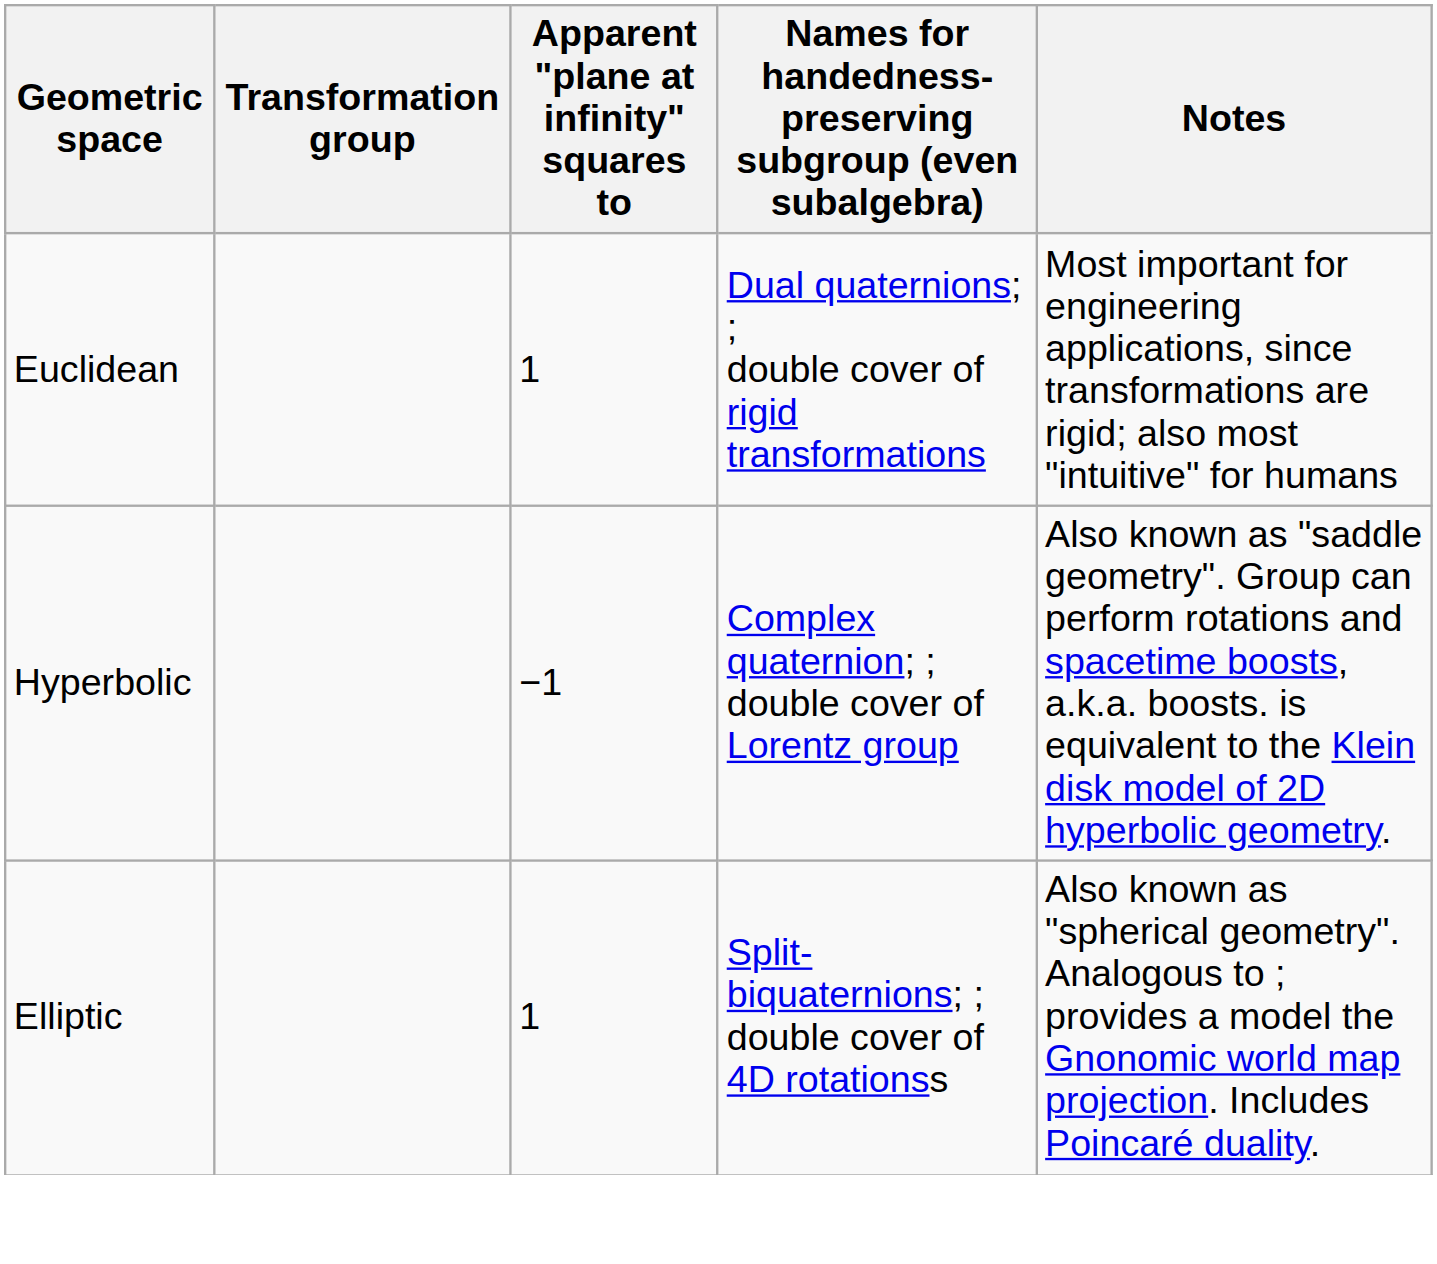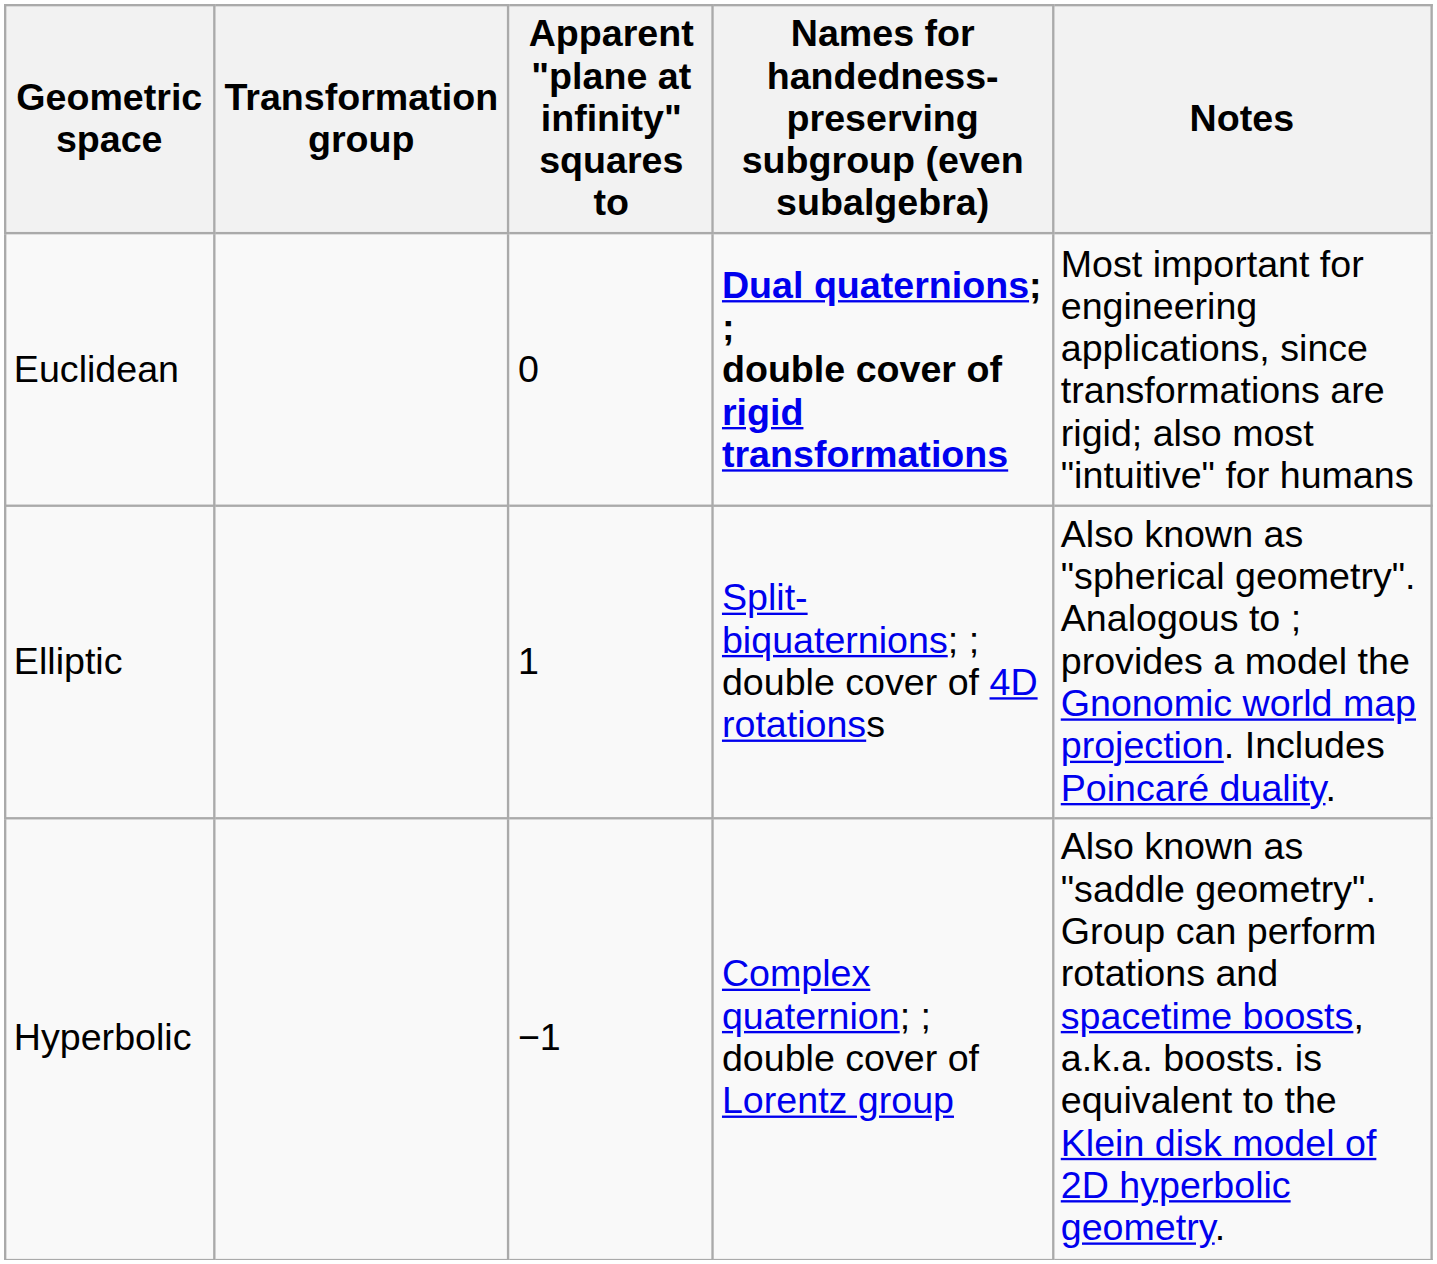(530, 368) 1 -> (528, 368) 0
(874, 368) normal -> (882, 368) bold
rows swapped: (68, 1016) <-> (103, 682)
